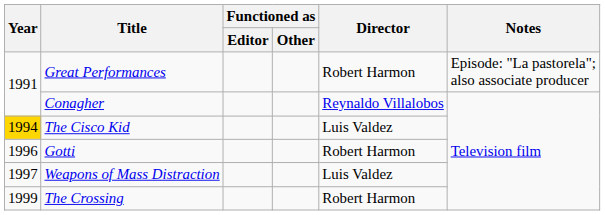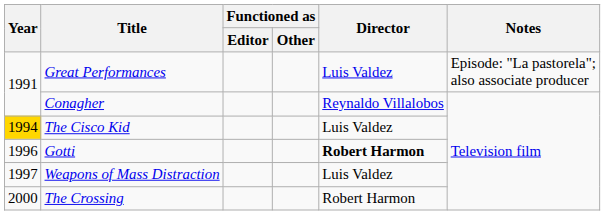(369, 71) Robert Harmon -> (357, 71) Luis Valdez
(369, 151) normal -> (373, 151) bold
(23, 198) 1999 -> (23, 198) 2000
